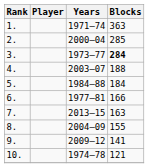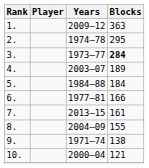(87, 26) 1971–74 -> (87, 26) 2009–12
(87, 40) 2000–04 -> (87, 40) 1974–78
(118, 40) 285 -> (118, 40) 295
(118, 69) 188 -> (118, 69) 189
(118, 112) 163 -> (118, 112) 161
(87, 141) 2009–12 -> (87, 141) 1971–74
(118, 141) 141 -> (118, 141) 138
(87, 156) 1974–78 -> (87, 156) 2000–04
